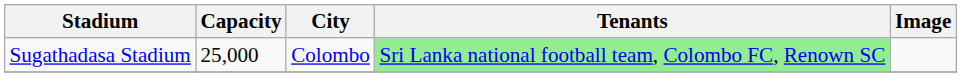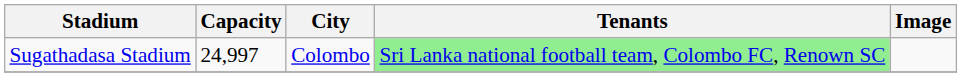(230, 54) 25,000 -> (230, 54) 24,997
